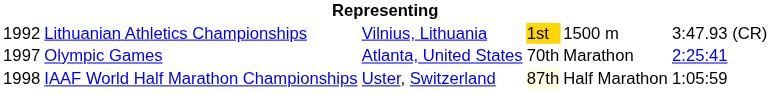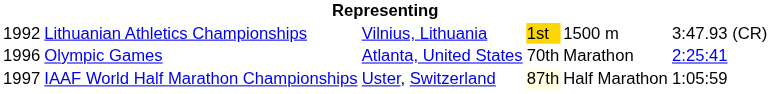(22, 56) 1997 -> (22, 56) 1996
(22, 79) 1998 -> (22, 79) 1997
